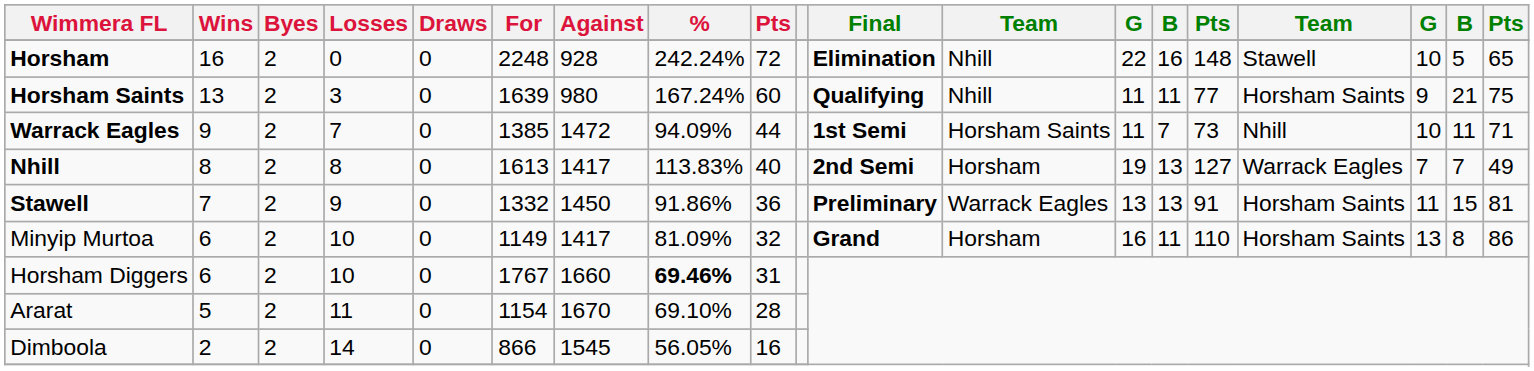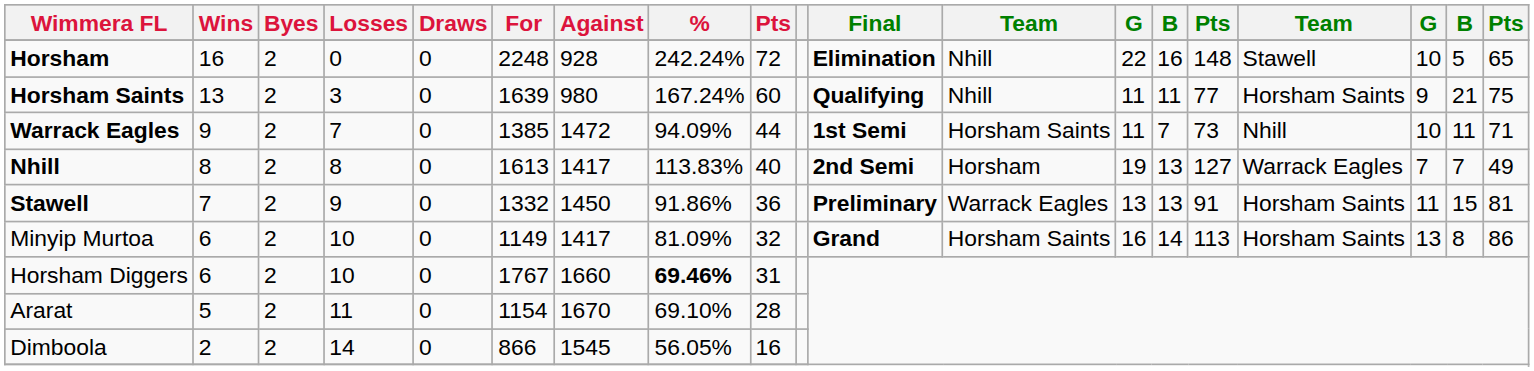(994, 239) Horsham -> (1029, 239) Horsham Saints
(1169, 239) 11 -> (1170, 239) 14
(1212, 239) 110 -> (1212, 239) 113
